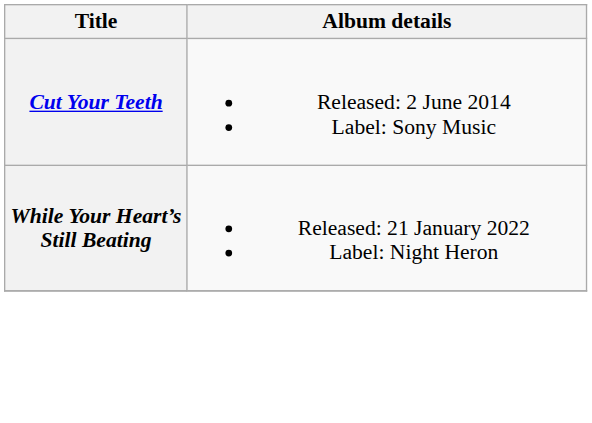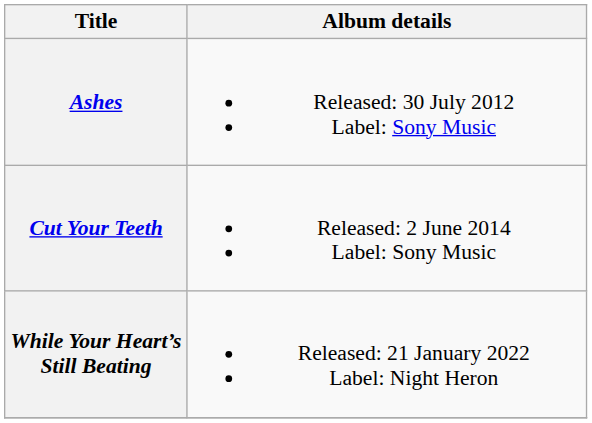+ row: (96, 101)
